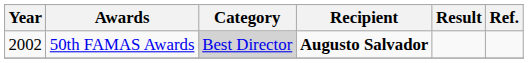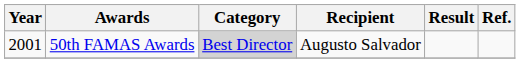(25, 44) 2002 -> (25, 44) 2001
(364, 44) bold -> (360, 44) normal
